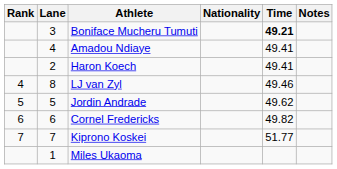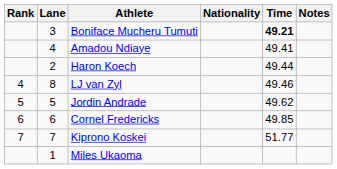(279, 66) 49.41 -> (279, 66) 49.44
(279, 119) 49.82 -> (279, 119) 49.85
